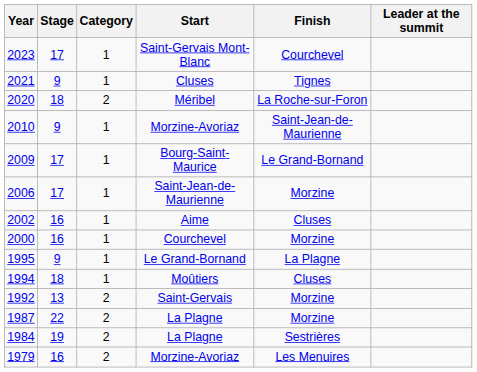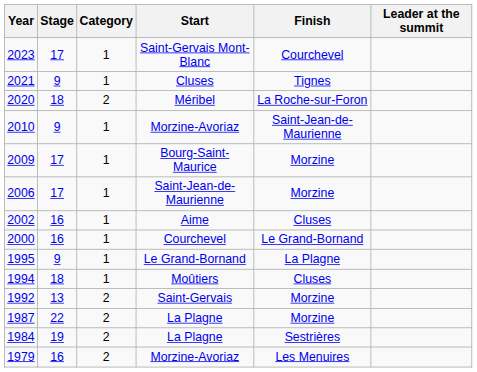(312, 160) Le Grand-Bornand -> (312, 160) Morzine
(312, 239) Morzine -> (312, 239) Le Grand-Bornand
